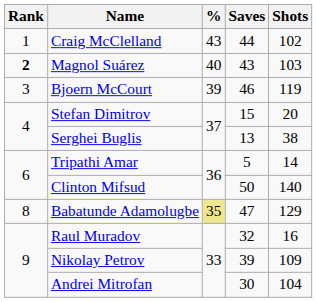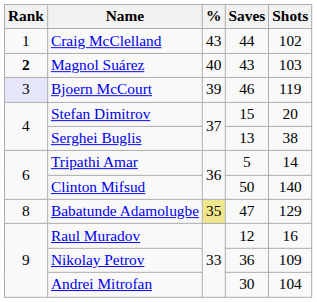(26, 89) no background -> (26, 89) lavender background
(247, 235) 32 -> (247, 235) 12
(247, 260) 39 -> (247, 260) 36
